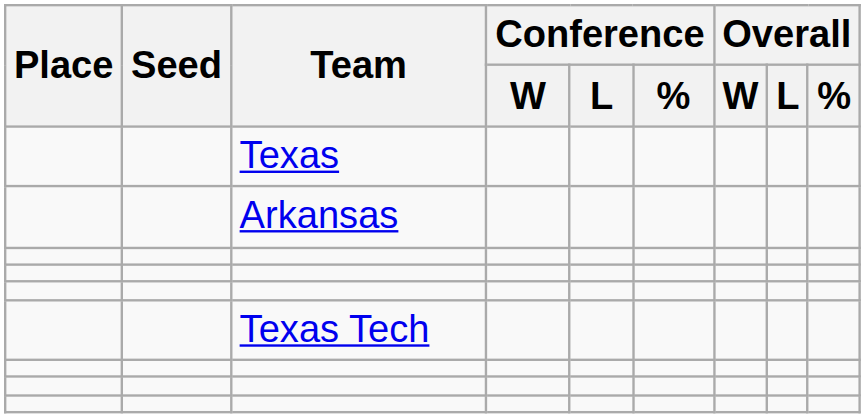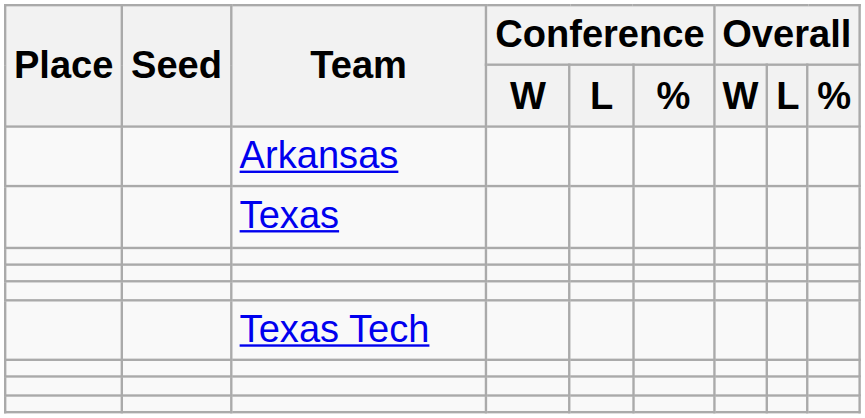rows swapped: (64, 217) <-> (64, 156)
